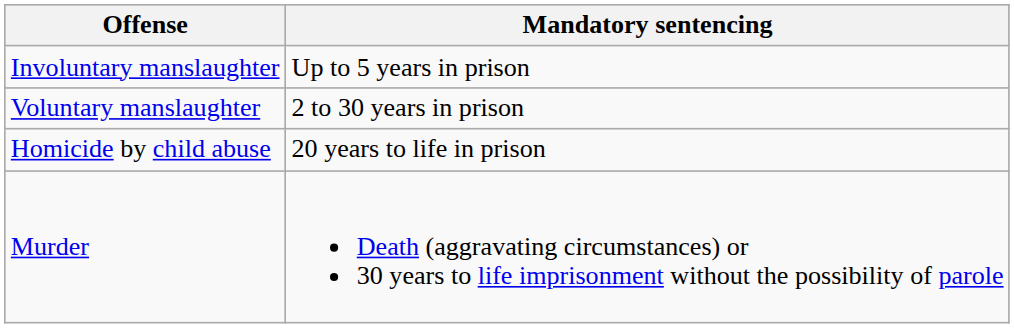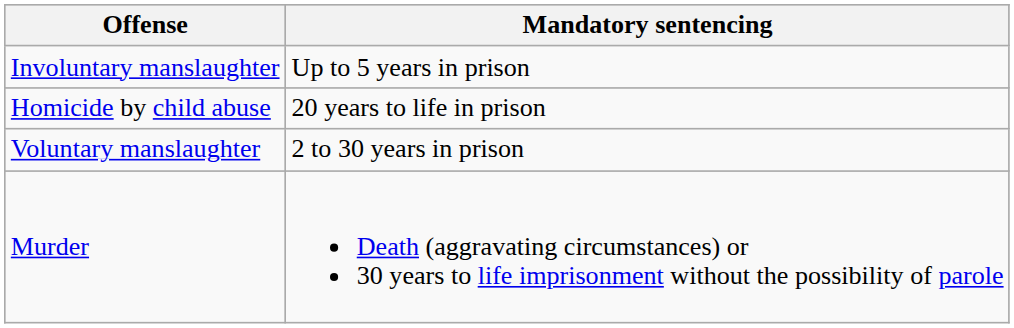rows swapped: (136, 107) <-> (141, 149)
